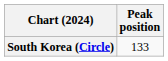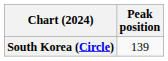(140, 46) 133 -> (140, 46) 139
